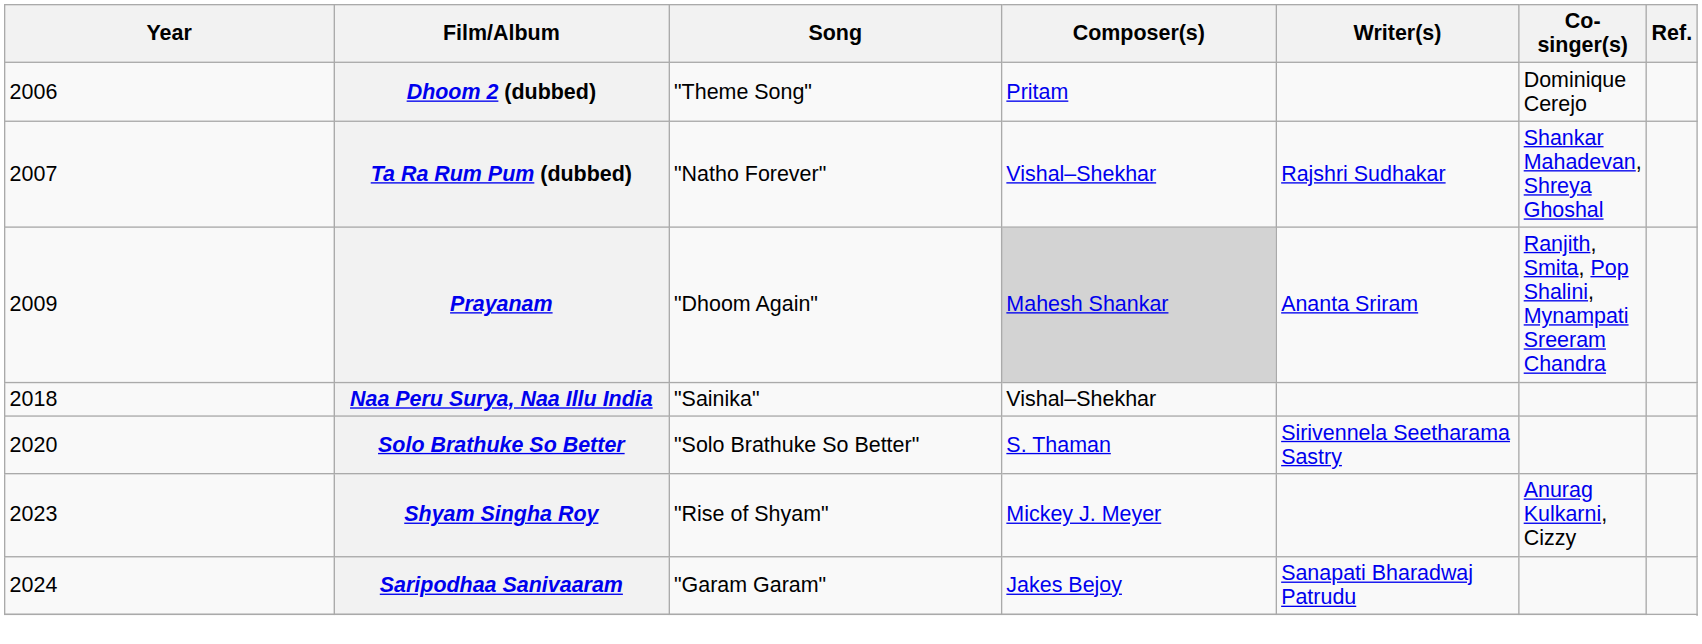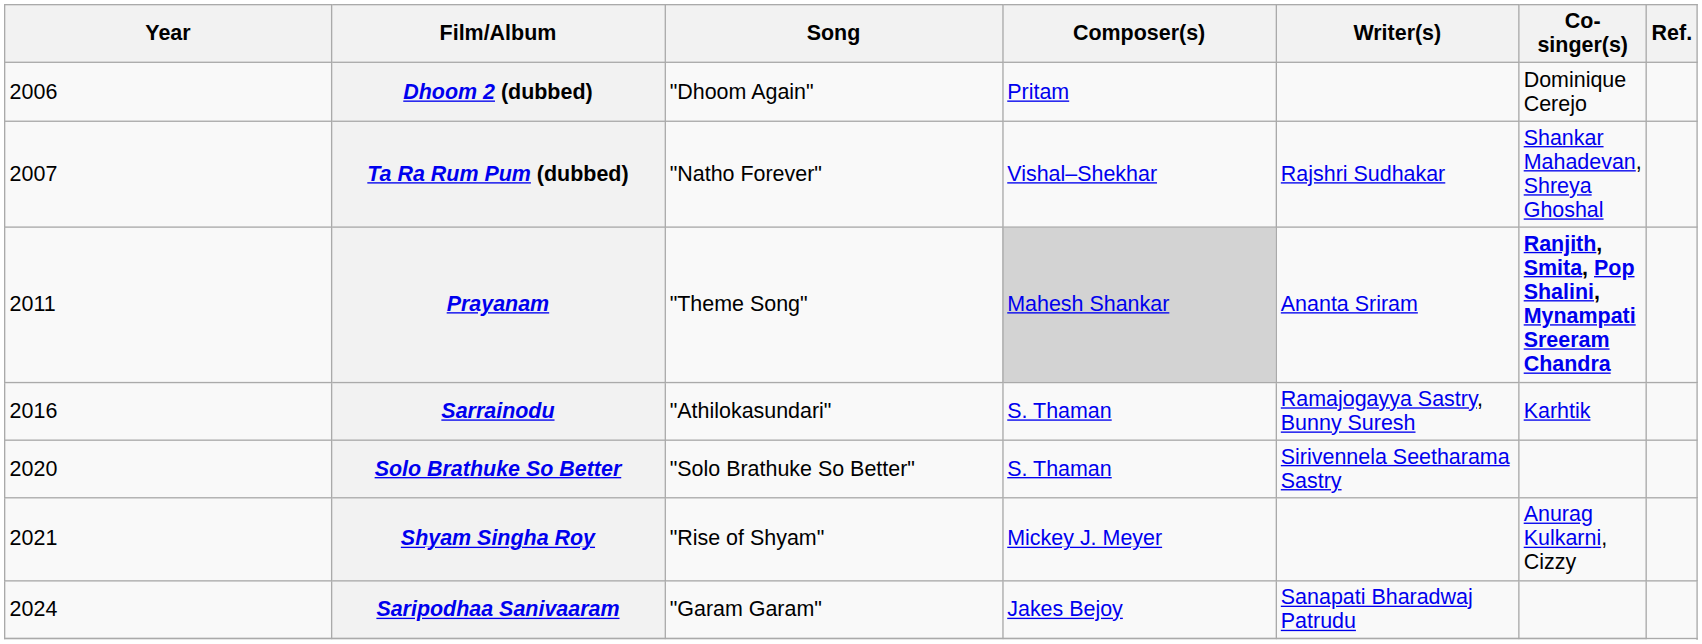(743, 91) "Theme Song" -> (742, 91) "Dhoom Again"
(33, 304) 2009 -> (33, 304) 2011
(746, 304) "Dhoom Again" -> (739, 304) "Theme Song"
(1576, 304) normal -> (1580, 304) bold
+ row: (498, 410)
- row: (501, 398)
(33, 514) 2023 -> (33, 539) 2021
